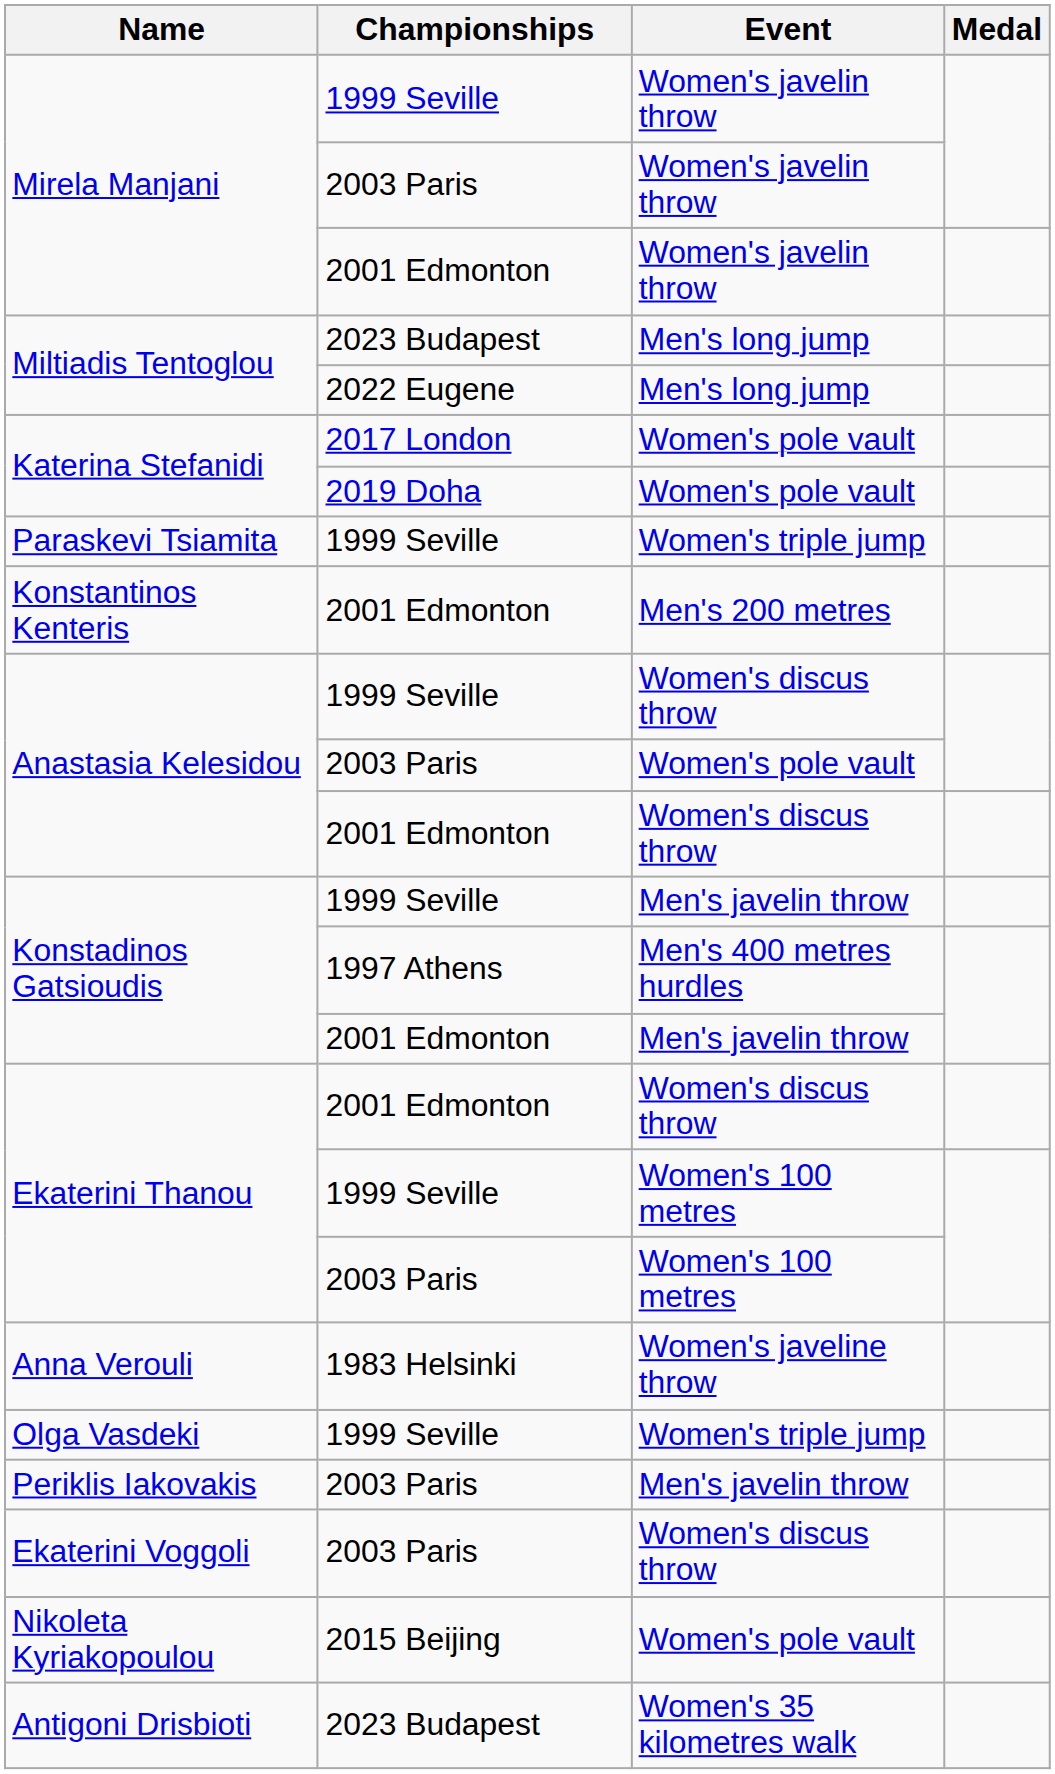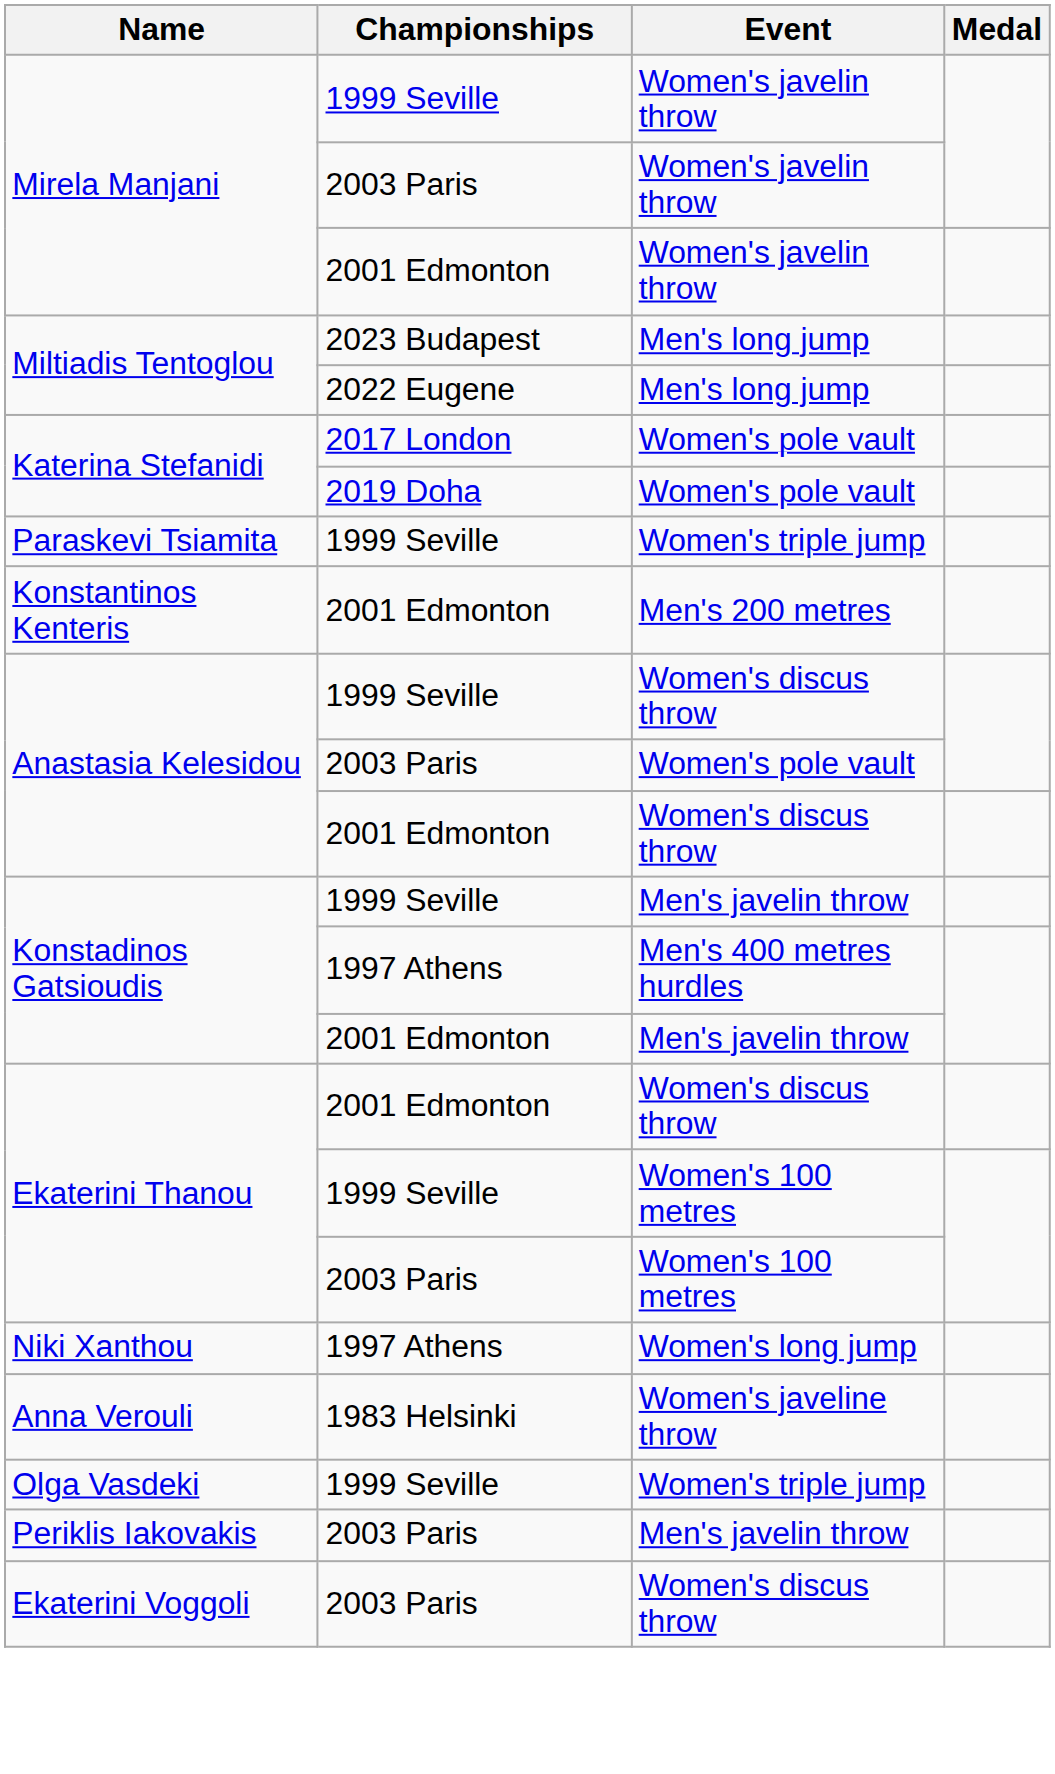+ row: (103, 1347)
- row: (113, 1638)
- row: (132, 1725)
